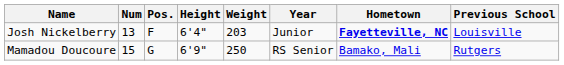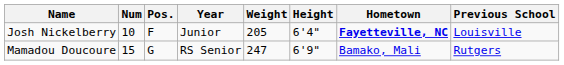columns swapped: (200, 14) <-> (303, 14)
(128, 32) 13 -> (128, 32) 10
(236, 32) 203 -> (257, 32) 205
(236, 51) 250 -> (257, 51) 247
